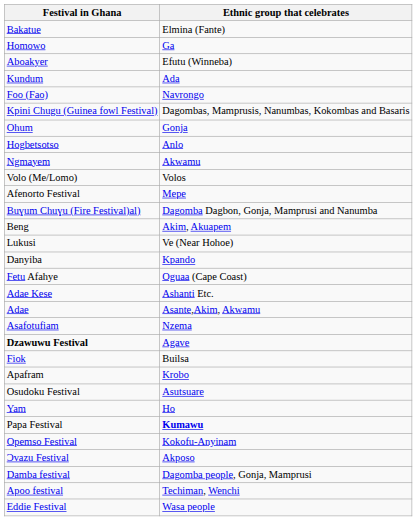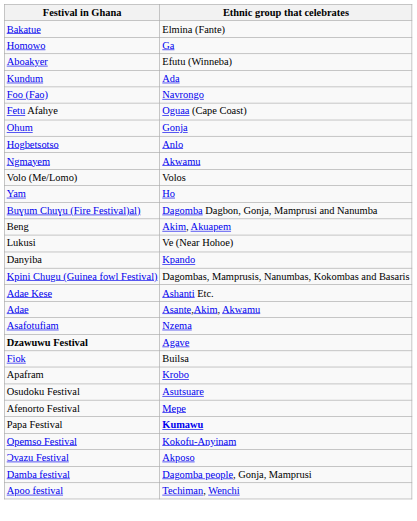rows swapped: (82, 111) <-> (32, 276)
rows swapped: (16, 408) <-> (43, 194)
- row: (37, 507)
